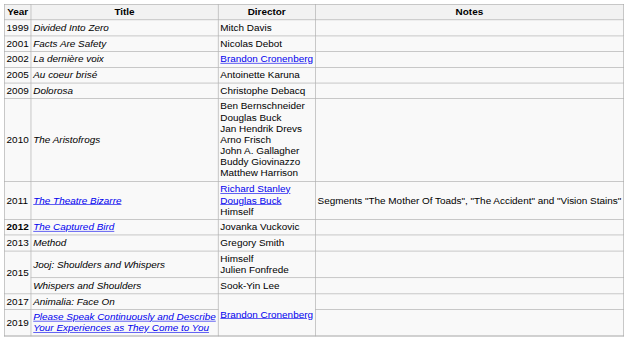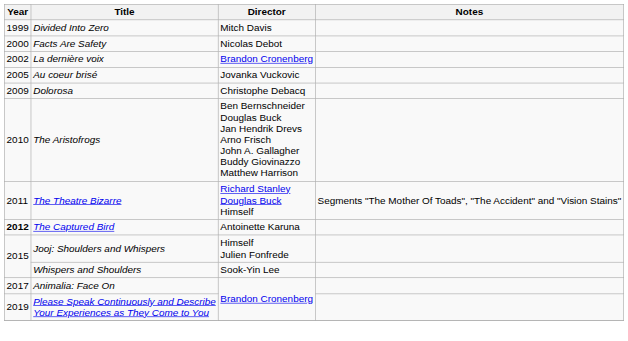(18, 43) 2001 -> (18, 43) 2000
(260, 75) Antoinette Karuna -> (260, 75) Jovanka Vuckovic
(260, 227) Jovanka Vuckovic -> (260, 227) Antoinette Karuna
- row: (50, 243)
